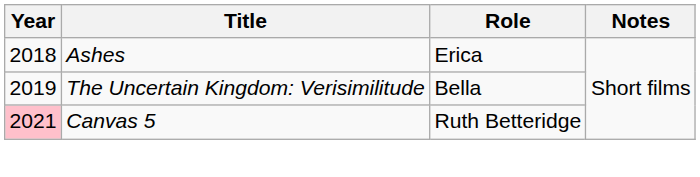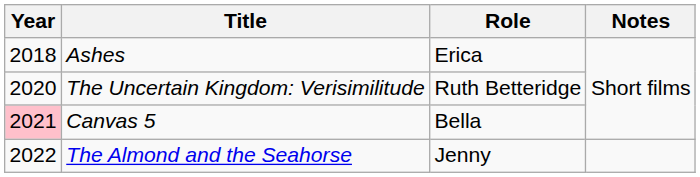(33, 88) 2019 -> (33, 88) 2020
(458, 88) Bella -> (508, 88) Ruth Betteridge
(508, 121) Ruth Betteridge -> (458, 121) Bella
+ row: (209, 155)
